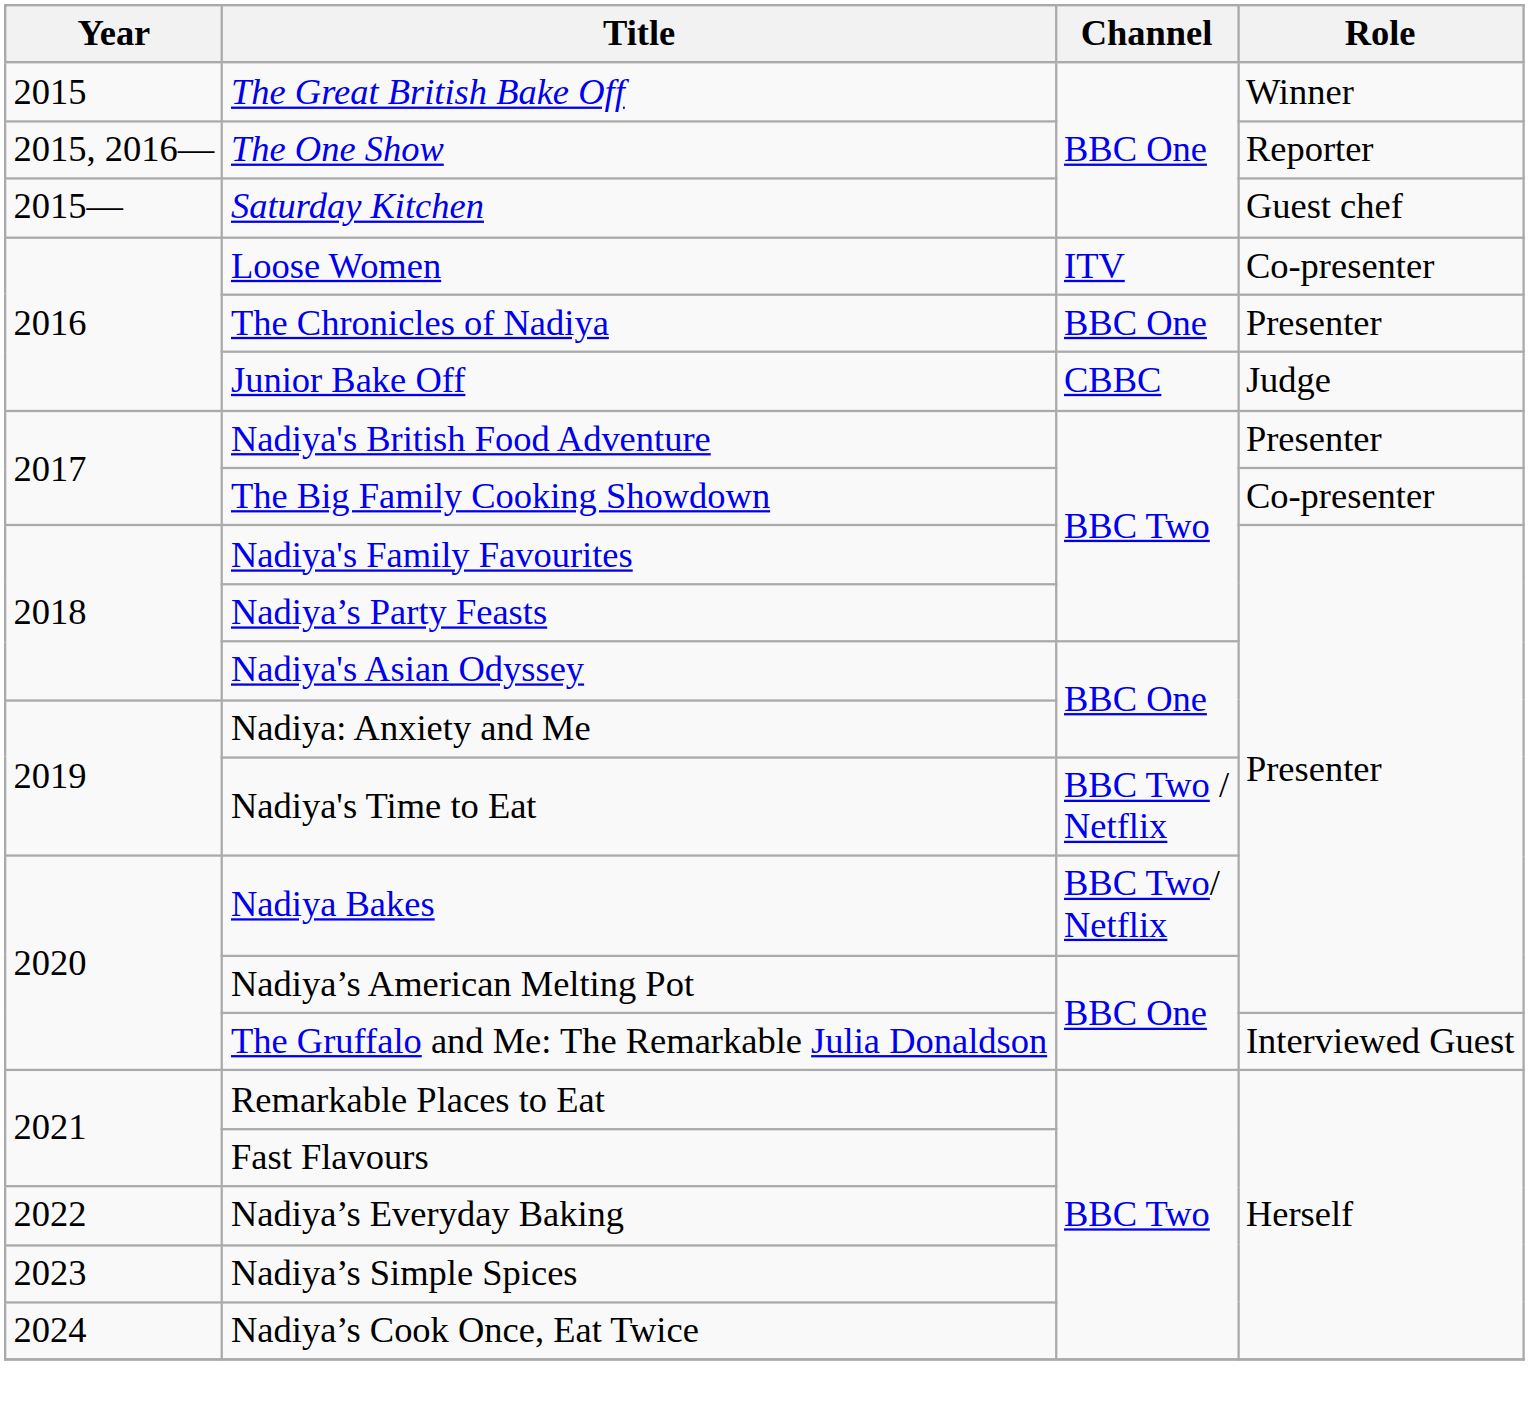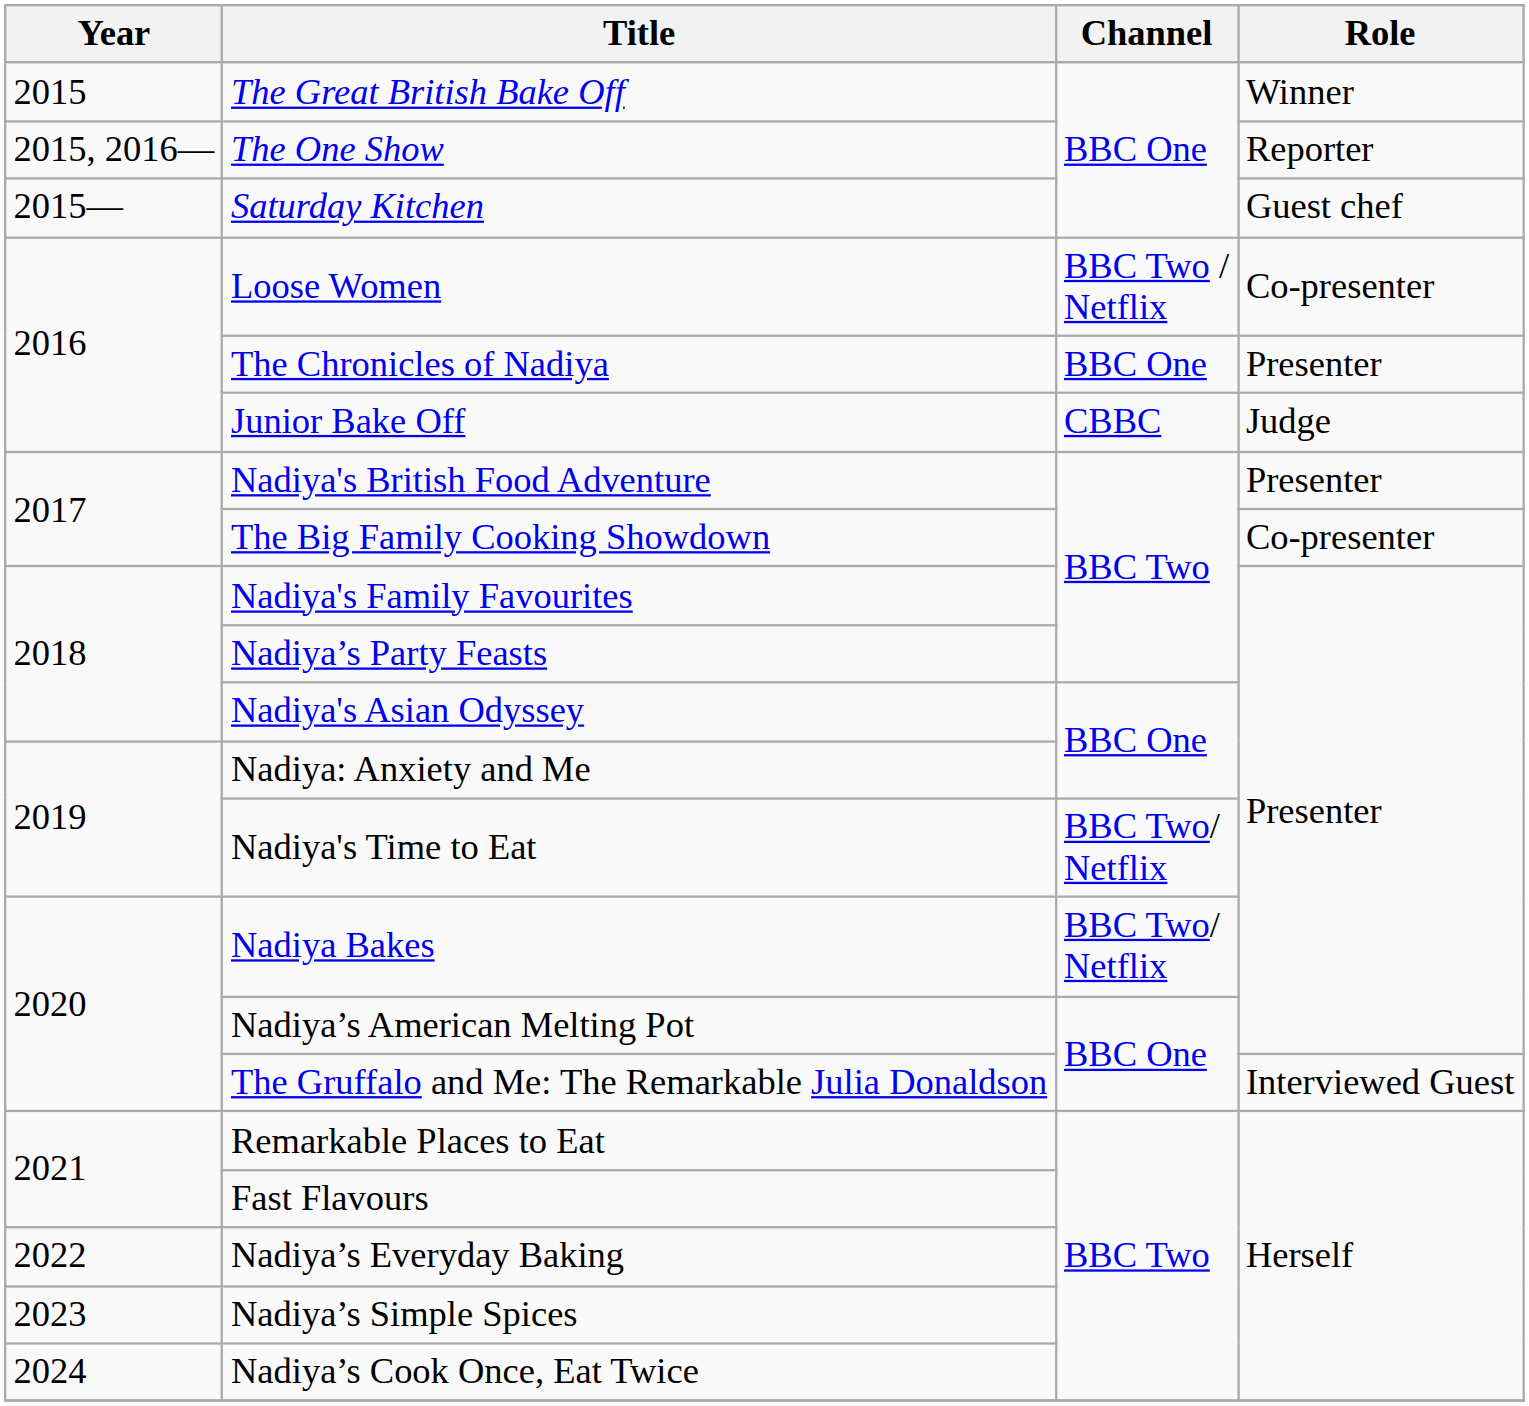(1094, 264) ITV -> (1147, 285) BBC Two / Netflix
(1147, 806) BBC Two / Netflix -> (1142, 847) BBC Two/ Netflix
